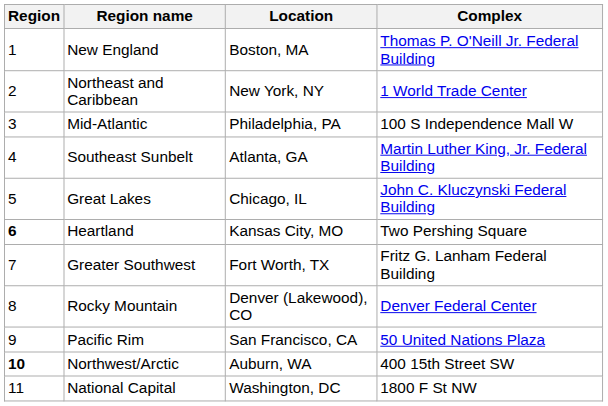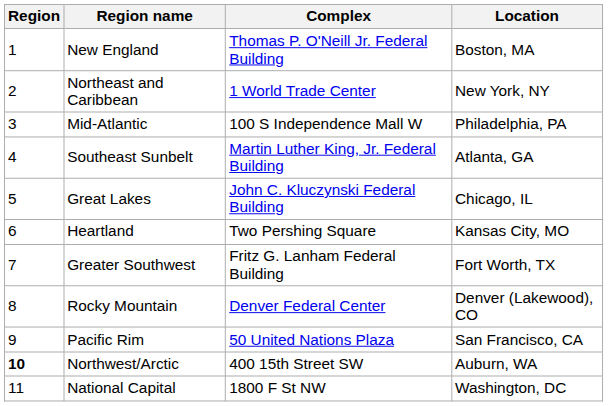columns swapped: (490, 16) <-> (301, 16)
(12, 231) bold -> (12, 231) normal
